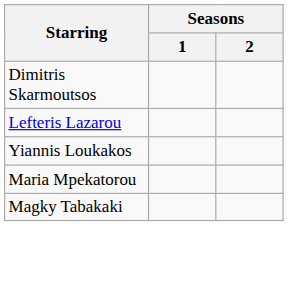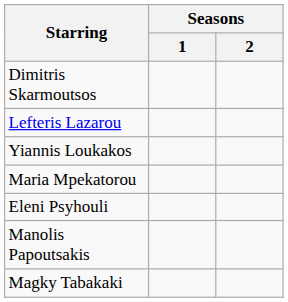+ row: (58, 207)
+ row: (49, 245)
